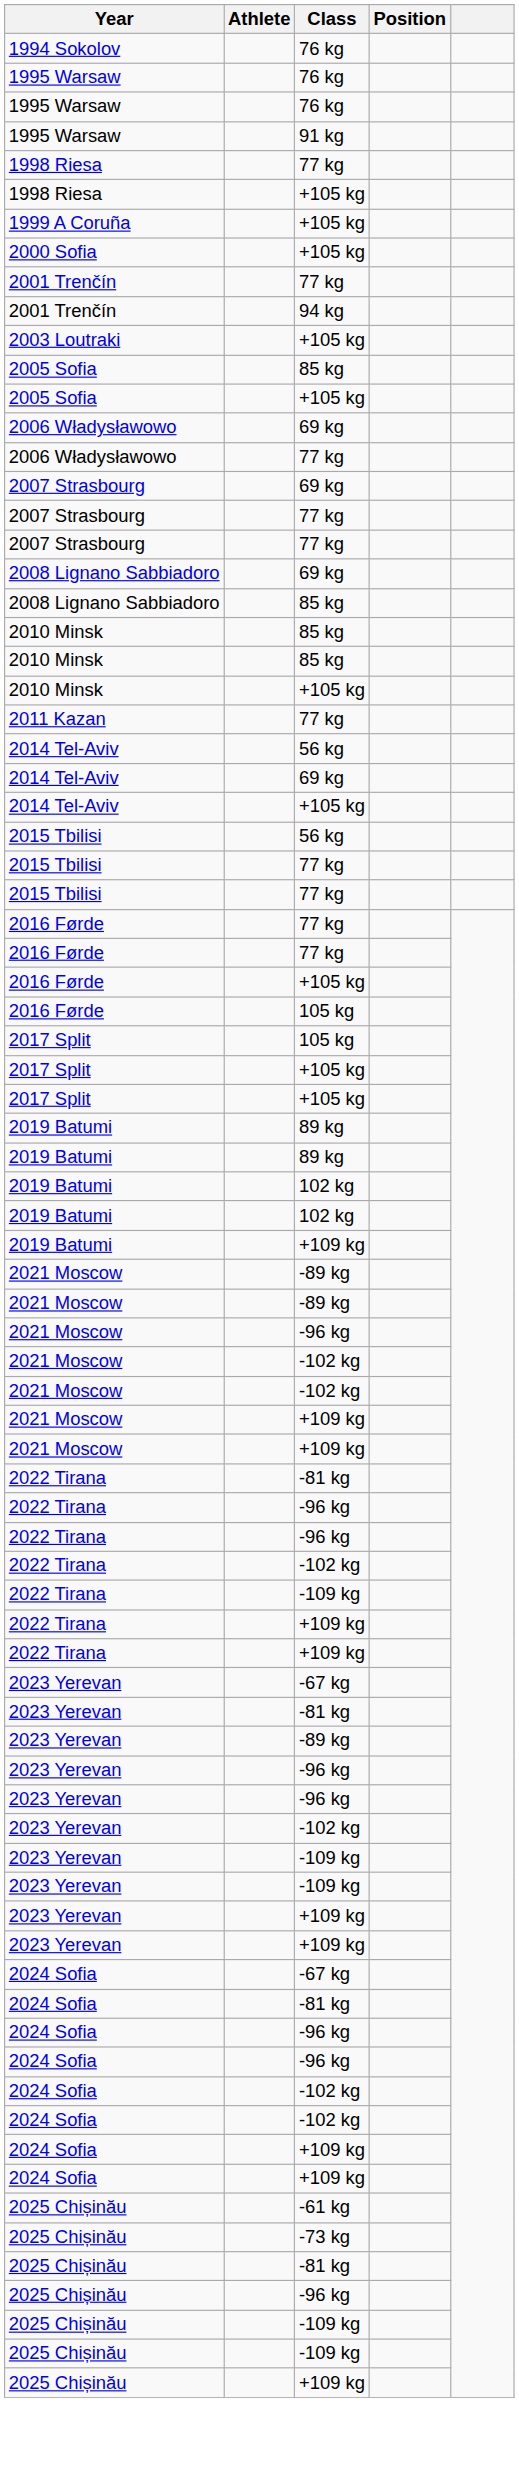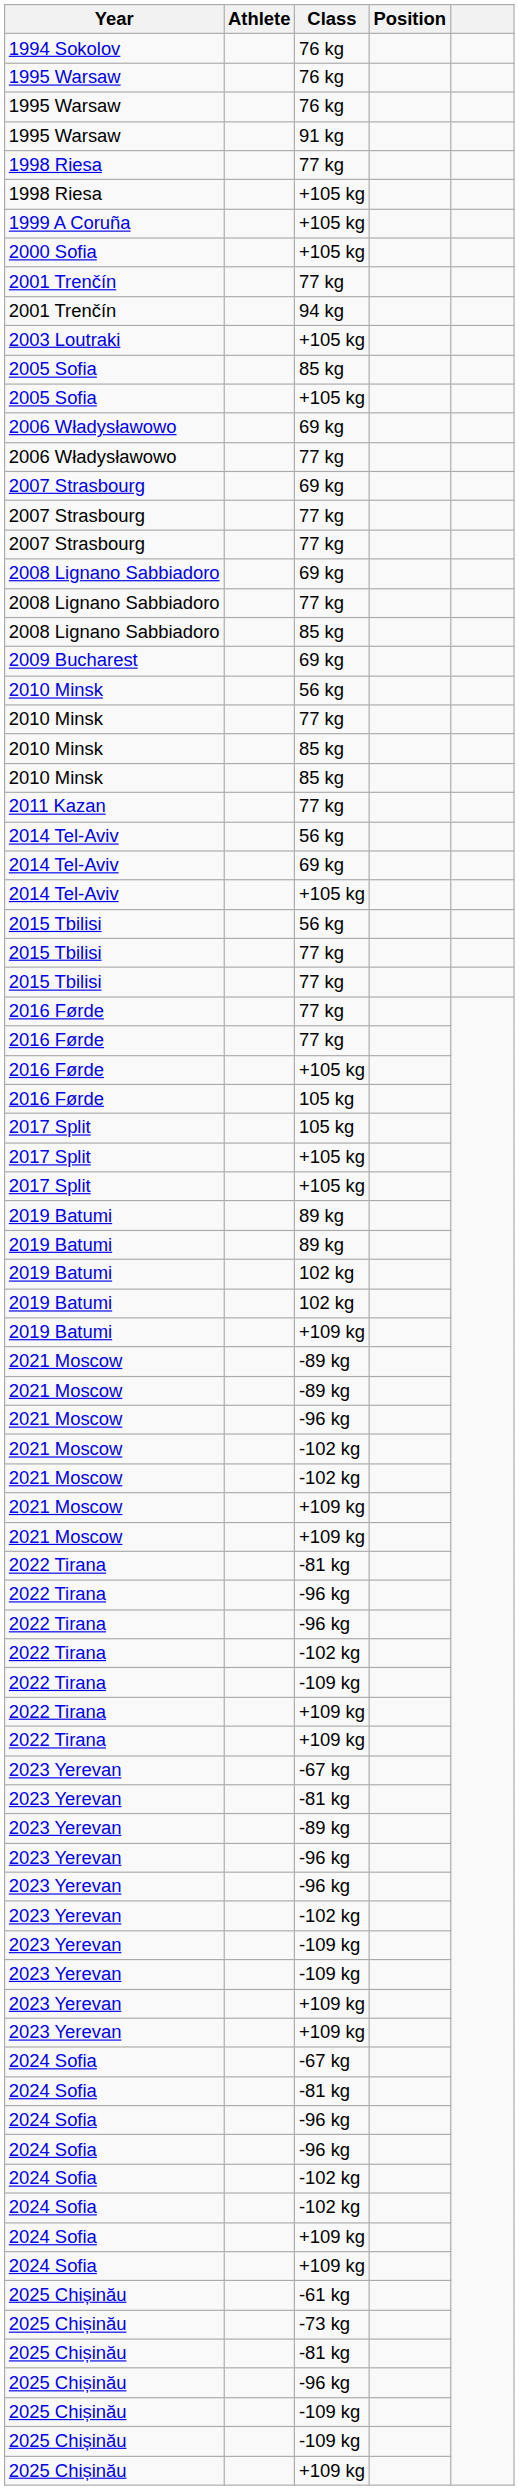+ row: (114, 602)
+ row: (73, 661)
+ row: (56, 690)
+ row: (56, 719)
- row: (56, 690)
